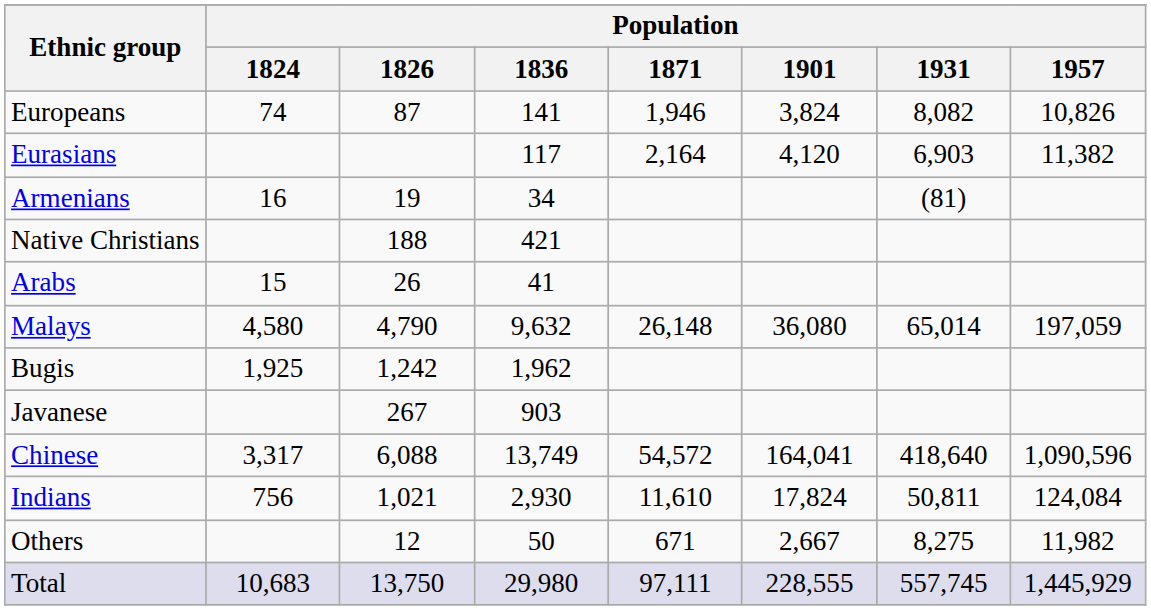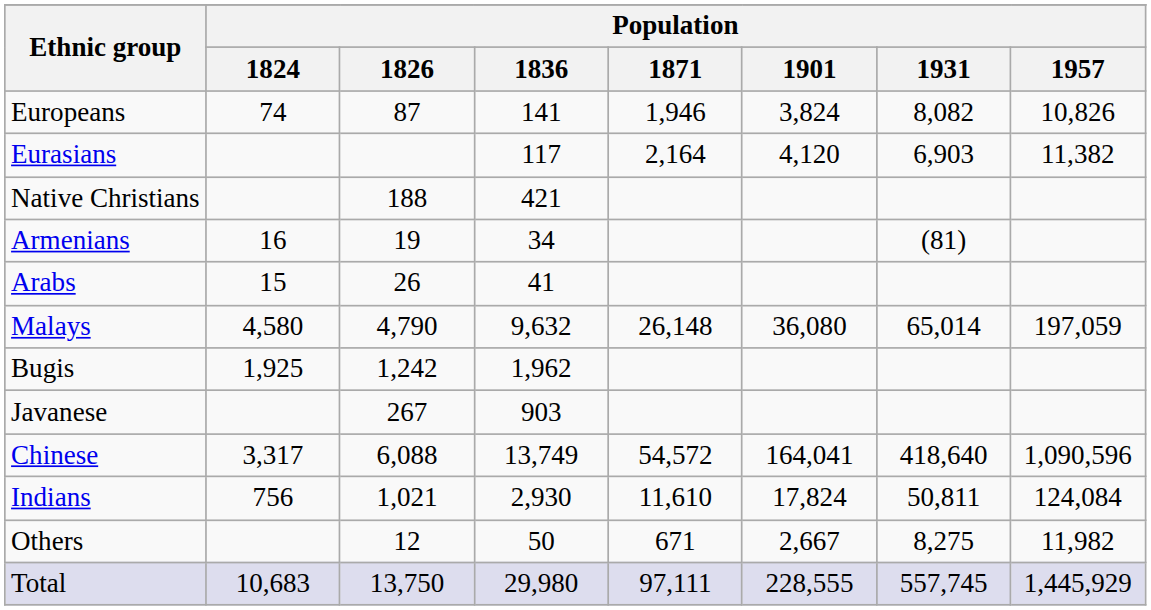rows swapped: (105, 240) <-> (70, 197)
